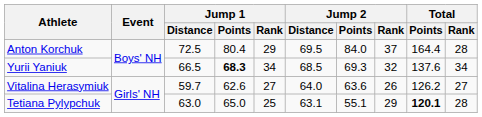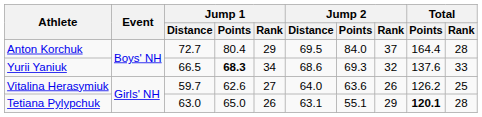(190, 49) 72.5 -> (190, 49) 72.7
(311, 67) 68.5 -> (311, 67) 68.6
(461, 67) 34 -> (461, 67) 33
(461, 86) 27 -> (461, 86) 25
(270, 104) 25 -> (270, 104) 26
